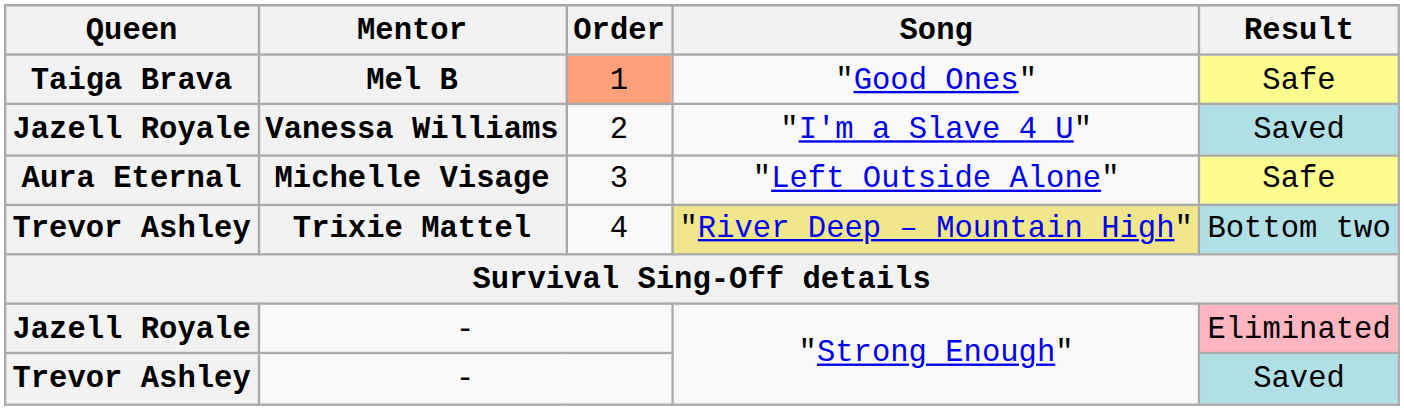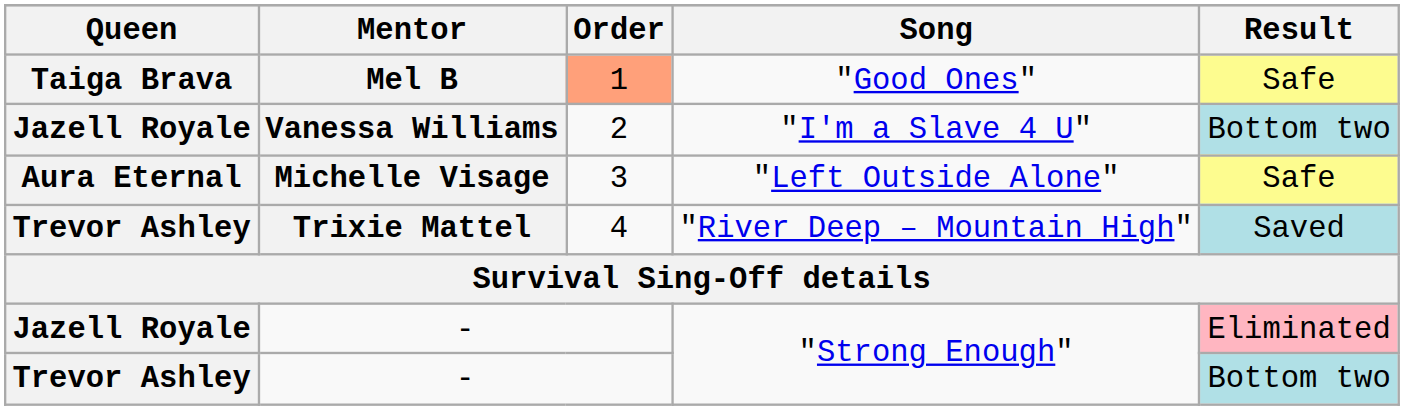(1299, 130) Saved -> (1299, 130) Bottom two
(936, 229) khaki background -> (936, 229) no background
(1299, 229) Bottom two -> (1299, 229) Saved
(1299, 379) Saved -> (1299, 379) Bottom two
